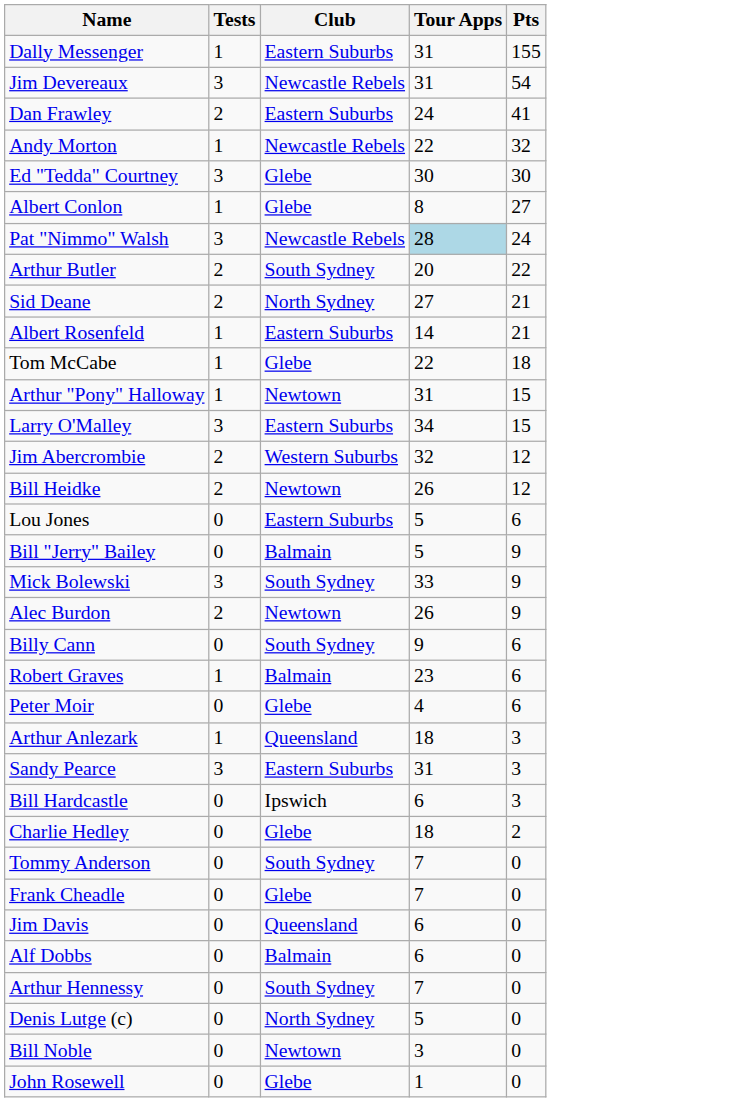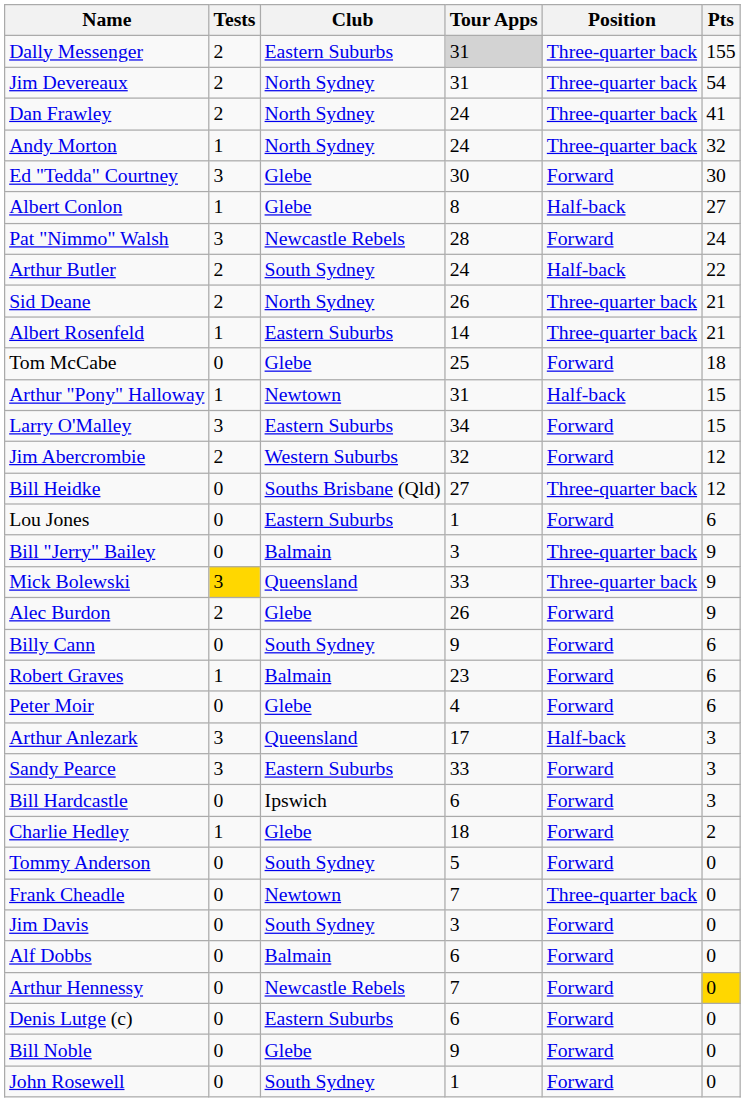+ column: (622, 20)
(219, 51) 1 -> (219, 51) 2
(424, 51) no background -> (460, 51) lightgrey background
(219, 82) 3 -> (219, 82) 2
(335, 82) Newcastle Rebels -> (320, 82) North Sydney
(329, 113) Eastern Suburbs -> (320, 113) North Sydney
(335, 144) Newcastle Rebels -> (320, 144) North Sydney
(424, 144) 22 -> (460, 144) 24
(424, 238) lightblue background -> (460, 238) no background
(424, 269) 20 -> (460, 269) 24
(424, 301) 27 -> (460, 301) 26
(219, 363) 1 -> (219, 363) 0
(424, 363) 22 -> (460, 363) 25
(219, 488) 2 -> (219, 488) 0
(303, 488) Newtown -> (353, 488) Souths Brisbane (Qld)
(424, 488) 26 -> (460, 488) 27
(419, 519) 5 -> (455, 519) 1
(419, 550) 5 -> (455, 550) 3
(219, 581) no background -> (219, 581) gold background
(320, 581) South Sydney -> (311, 581) Queensland
(303, 613) Newtown -> (288, 613) Glebe
(219, 737) 1 -> (219, 737) 3
(424, 737) 18 -> (460, 737) 17
(424, 769) 31 -> (460, 769) 33
(219, 831) 0 -> (219, 831) 1
(419, 862) 7 -> (455, 862) 5
(288, 894) Glebe -> (303, 894) Newtown
(311, 925) Queensland -> (320, 925) South Sydney
(419, 925) 6 -> (455, 925) 3
(320, 987) South Sydney -> (335, 987) Newcastle Rebels
(516, 987) no background -> (711, 987) gold background
(320, 1018) North Sydney -> (329, 1018) Eastern Suburbs
(419, 1018) 5 -> (455, 1018) 6
(303, 1050) Newtown -> (288, 1050) Glebe
(419, 1050) 3 -> (455, 1050) 9
(288, 1081) Glebe -> (320, 1081) South Sydney
